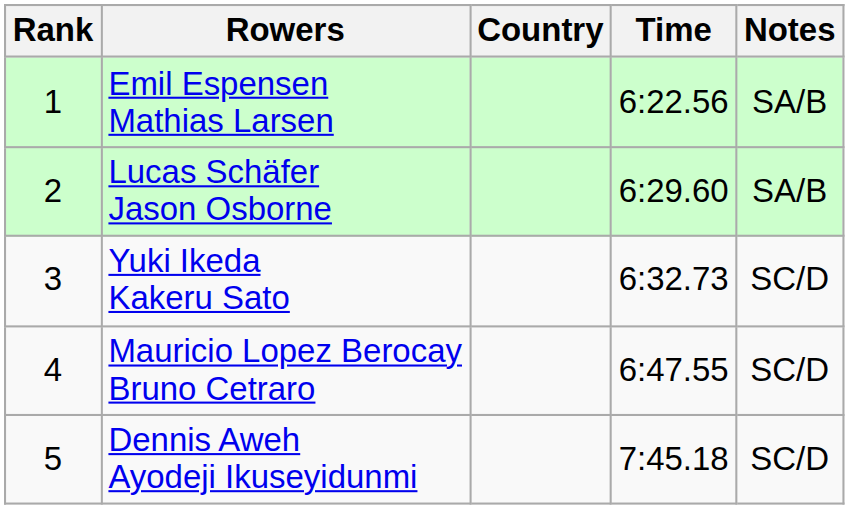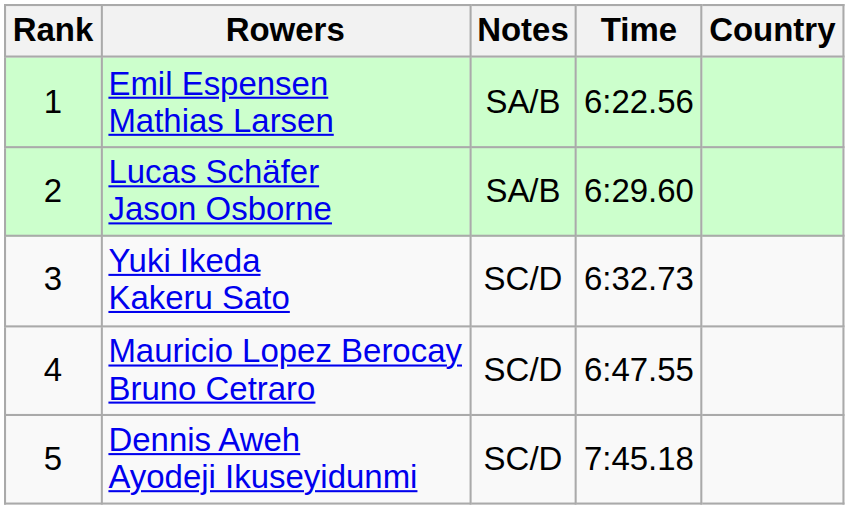columns swapped: (540, 30) <-> (790, 30)
